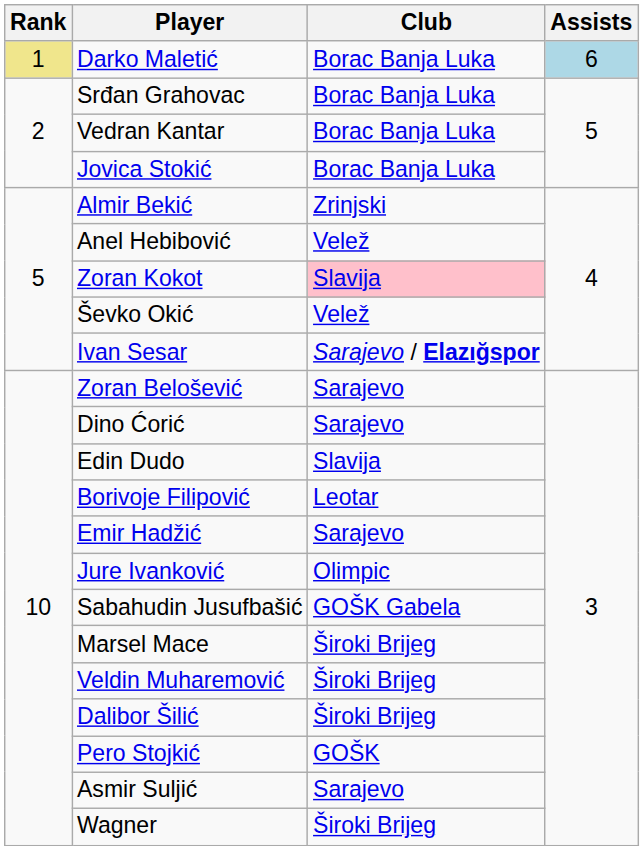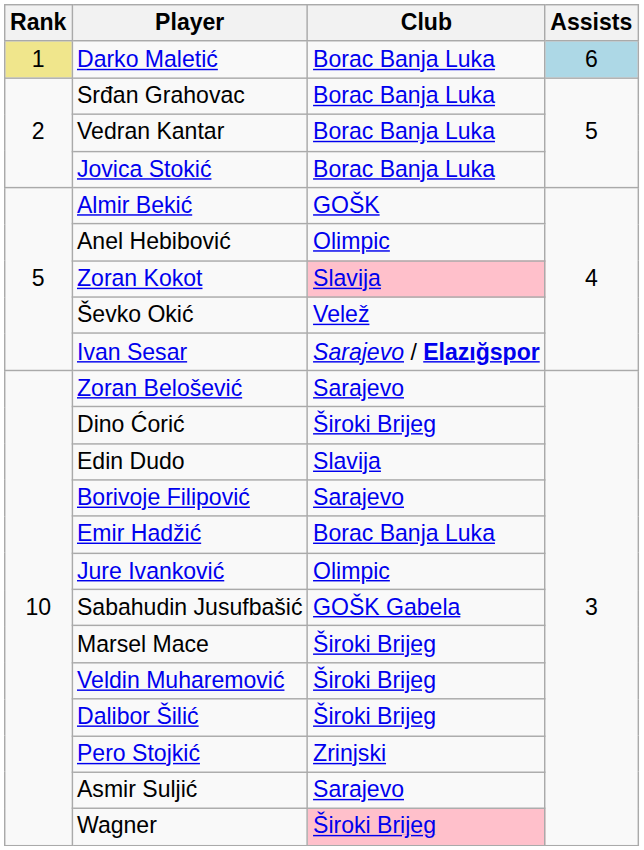(350, 205) Zrinjski -> (346, 205) GOŠK
(341, 242) Velež -> (351, 242) Olimpic
(359, 424) Sarajevo -> (375, 424) Široki Brijeg
(346, 497) Leotar -> (359, 497) Sarajevo
(359, 534) Sarajevo -> (404, 534) Borac Banja Luka
(346, 753) GOŠK -> (350, 753) Zrinjski
(375, 826) no background -> (375, 826) pink background
